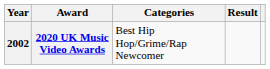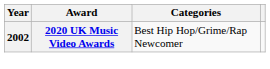- column: (243, 13)
